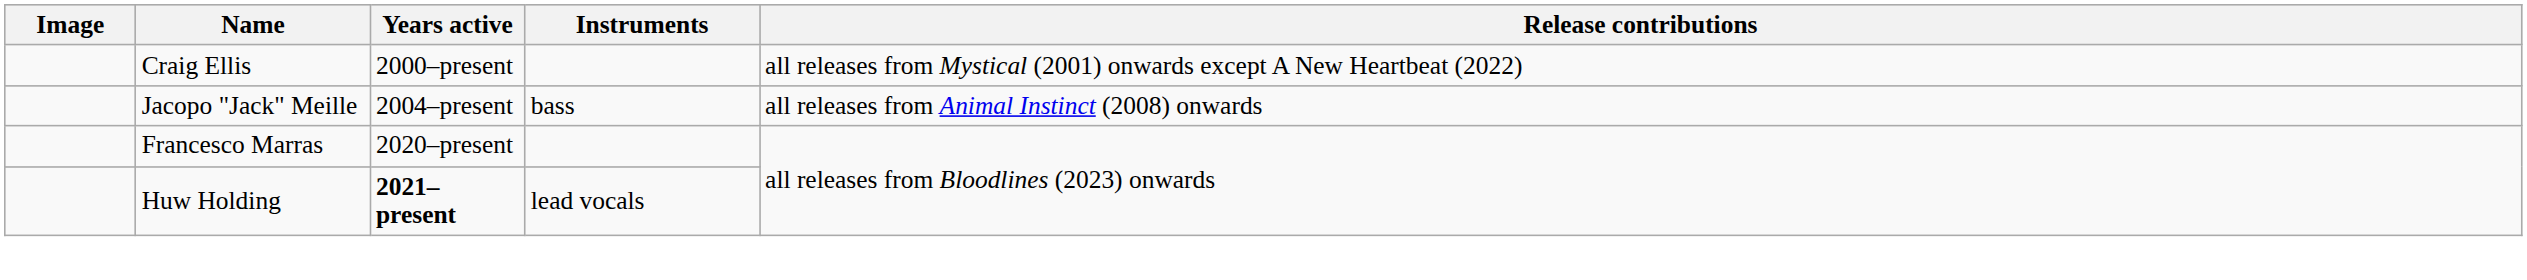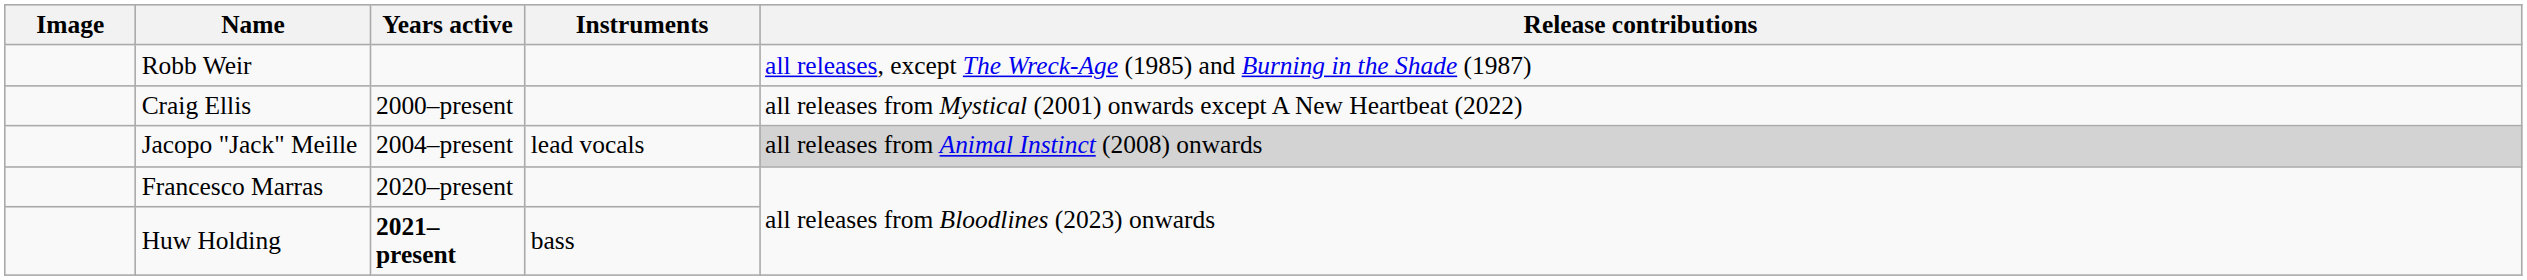+ row: (197, 65)
(553, 105) bass -> (588, 145) lead vocals
(1014, 105) no background -> (1014, 145) lightgrey background
(588, 200) lead vocals -> (553, 240) bass
